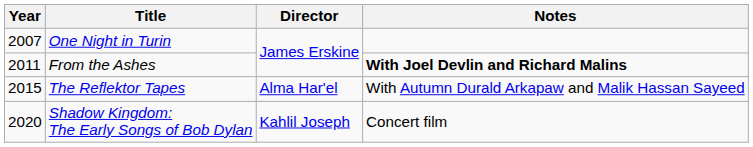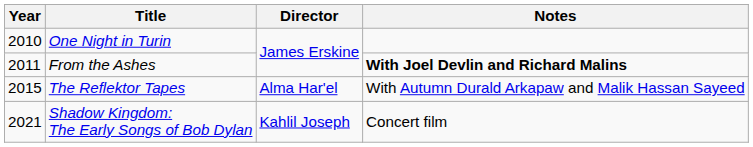(25, 40) 2007 -> (25, 40) 2010
(25, 121) 2020 -> (25, 121) 2021
